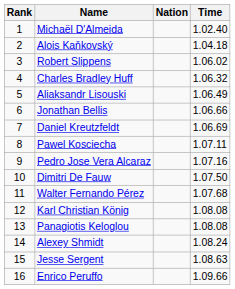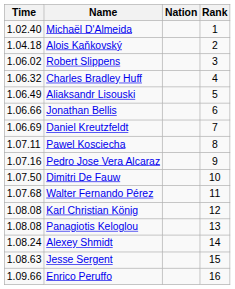columns swapped: (19, 12) <-> (210, 12)
